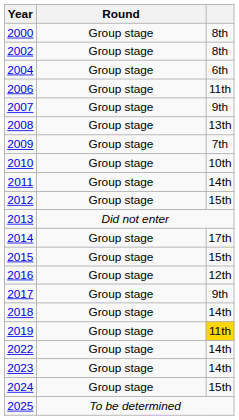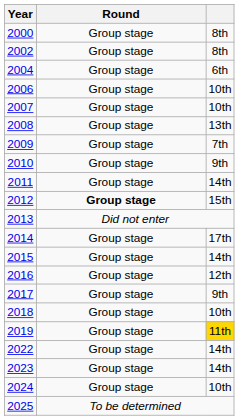(220, 89) 11th -> (220, 89) 10th
(220, 107) 9th -> (220, 107) 10th
(220, 163) 10th -> (220, 163) 9th
(121, 201) normal -> (121, 201) bold
(220, 257) 15th -> (220, 257) 14th
(220, 313) 14th -> (220, 313) 10th
(220, 387) 15th -> (220, 387) 10th
